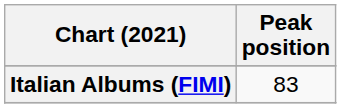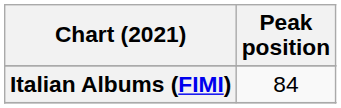(286, 84) 83 -> (286, 84) 84
